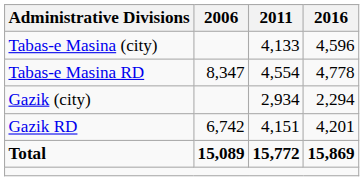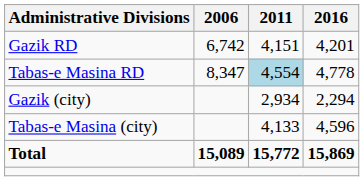rows swapped: (43, 126) <-> (83, 45)
(280, 72) no background -> (280, 72) lightblue background
